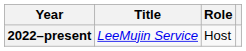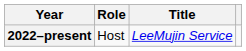columns swapped: (148, 14) <-> (218, 14)
